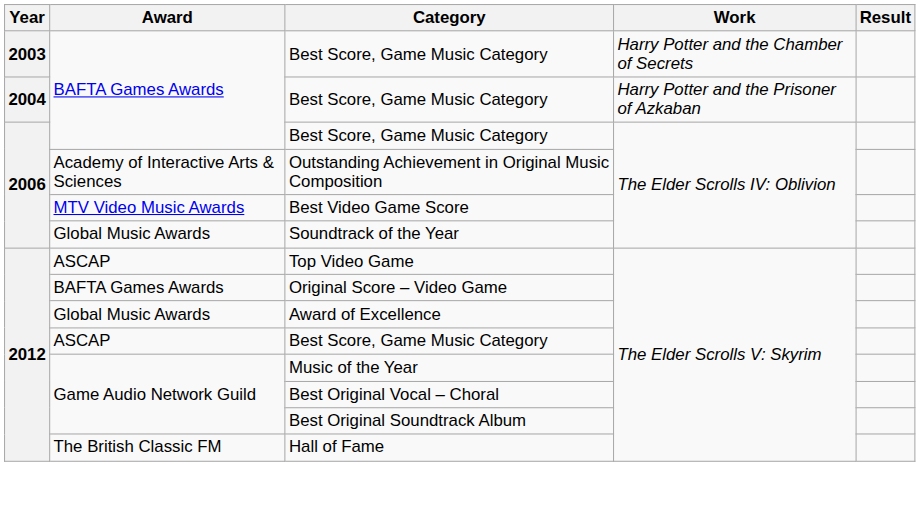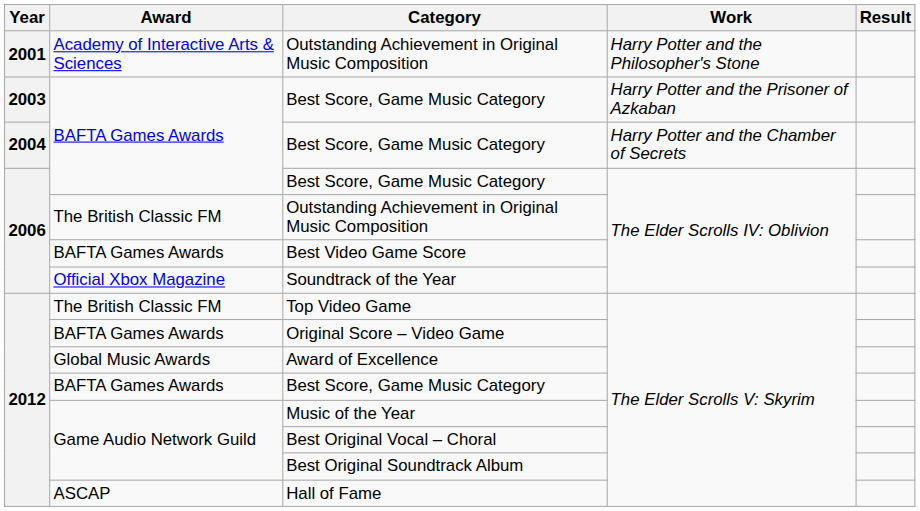+ row: (27, 53)
(730, 53) Harry Potter and the Chamber of Secrets -> (729, 99) Harry Potter and the Prisoner of Azkaban
(727, 99) Harry Potter and the Prisoner of Azkaban -> (723, 145) Harry Potter and the Chamber of Secrets
(164, 171) Academy of Interactive Arts & Sciences -> (138, 217) The British Classic FM
(149, 207) MTV Video Music Awards -> (139, 253) BAFTA Games Awards
(132, 234) Global Music Awards -> (139, 279) Official Xbox Magazine
(82, 261) ASCAP -> (138, 306) The British Classic FM
(82, 340) ASCAP -> (139, 386) BAFTA Games Awards
(138, 447) The British Classic FM -> (82, 493) ASCAP
